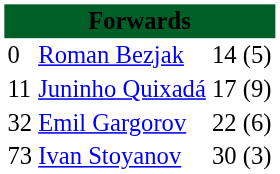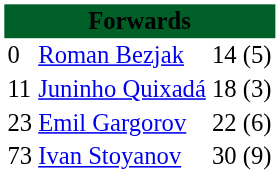(224, 88) 17 -> (224, 88) 18
(257, 88) (9) -> (257, 88) (3)
(20, 122) 32 -> (20, 122) 23
(257, 156) (3) -> (257, 156) (9)
